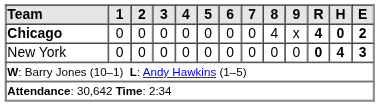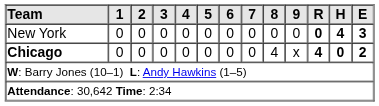rows swapped: (37, 52) <-> (35, 33)
